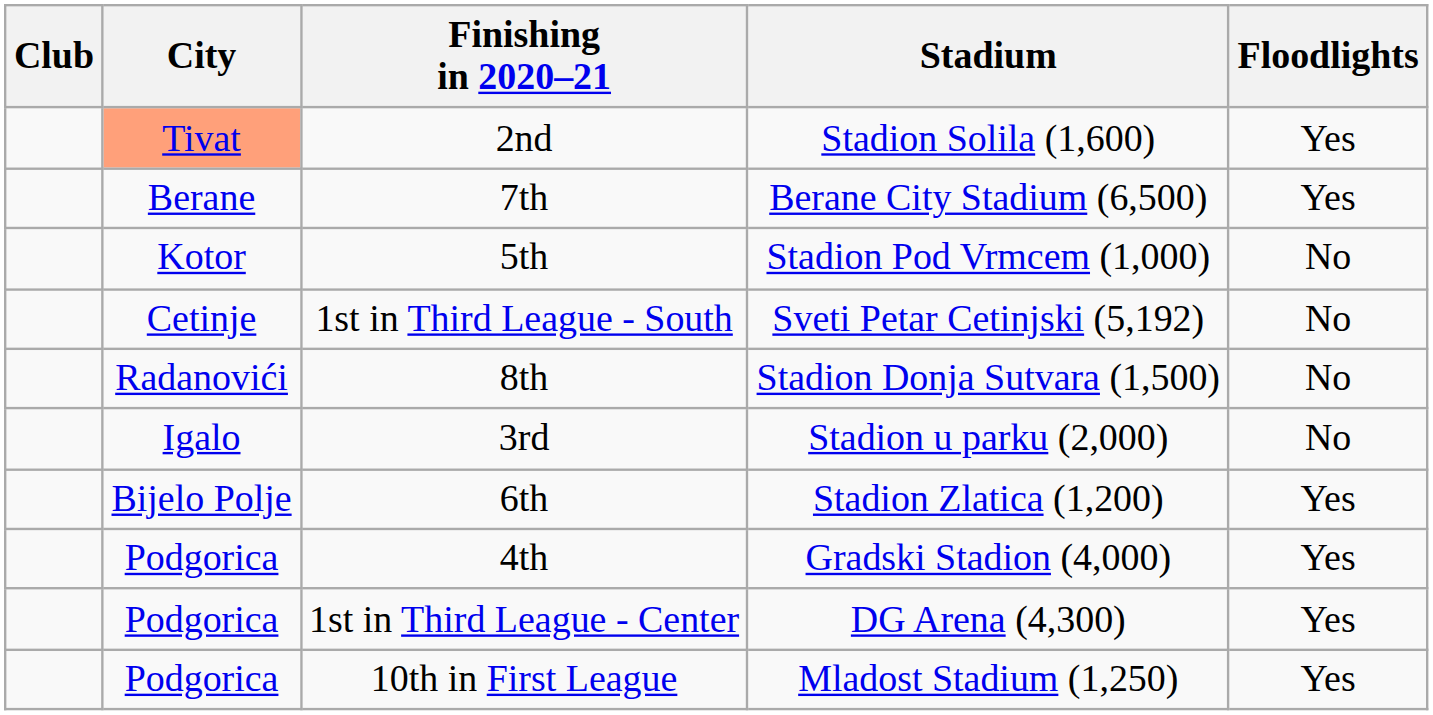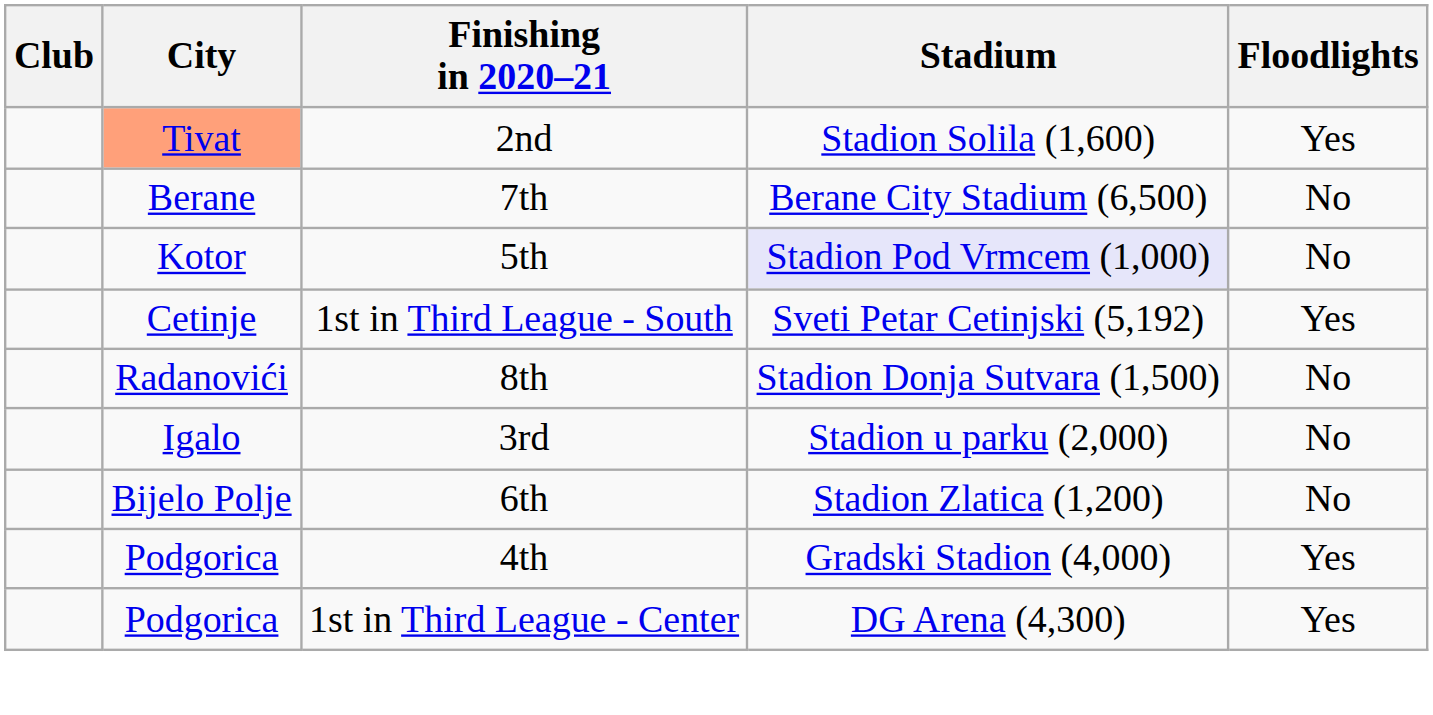(1328, 197) Yes -> (1328, 197) No
(988, 257) no background -> (988, 257) lavender background
(1328, 317) No -> (1328, 317) Yes
(1328, 498) Yes -> (1328, 498) No
- row: (524, 678)
